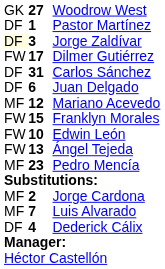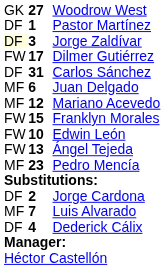(13, 87) DF -> (14, 87) MF
(14, 196) MF -> (13, 196) DF
